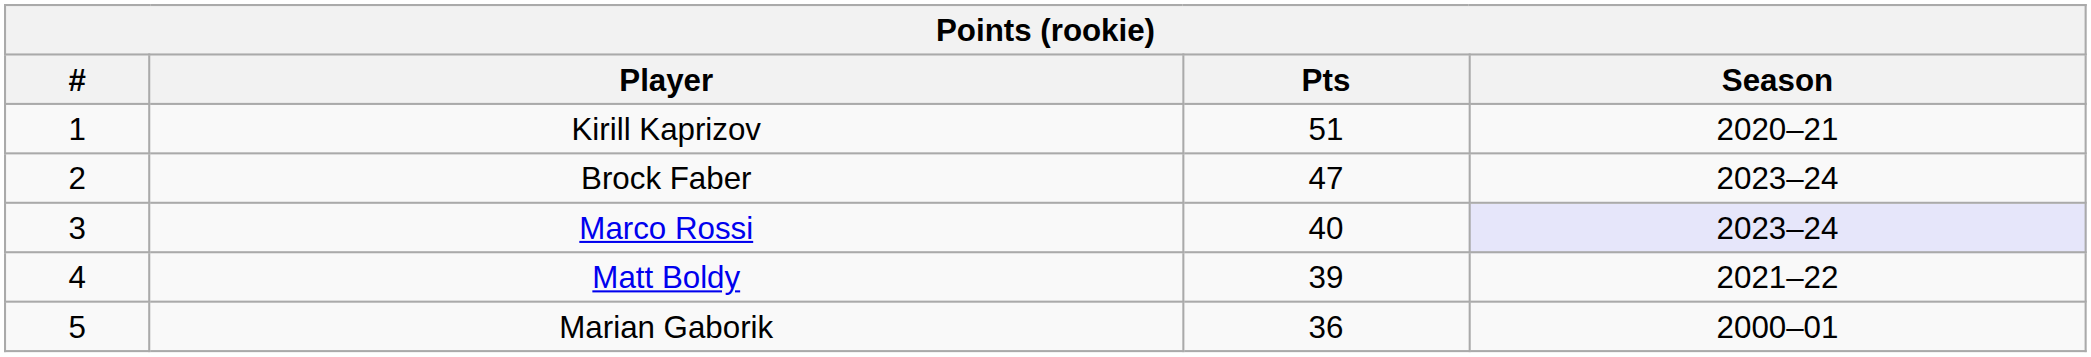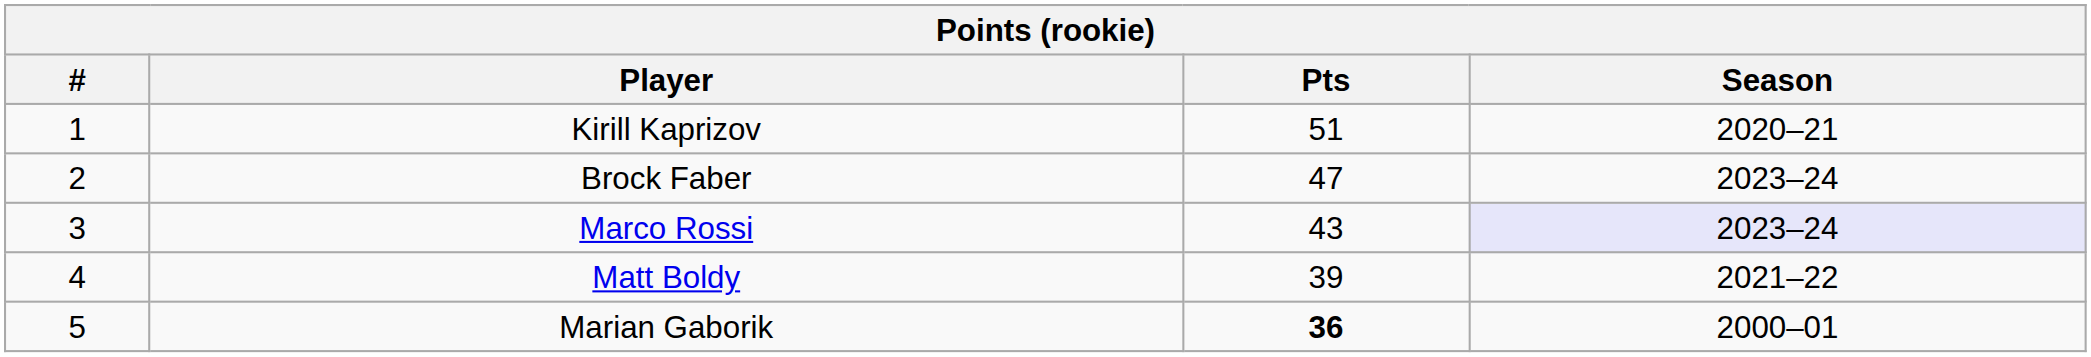(1326, 228) 40 -> (1326, 228) 43
(1326, 327) normal -> (1326, 327) bold
